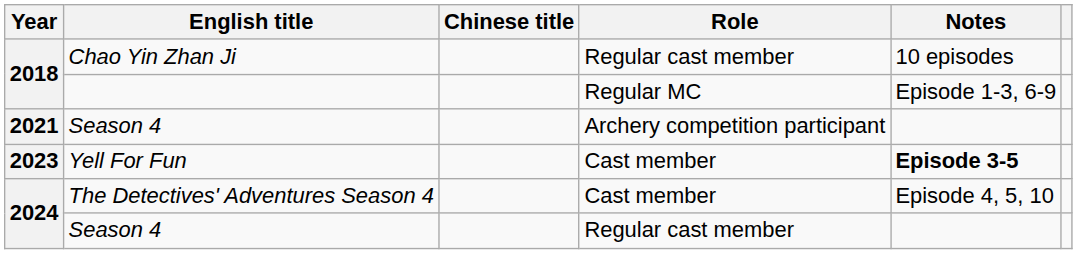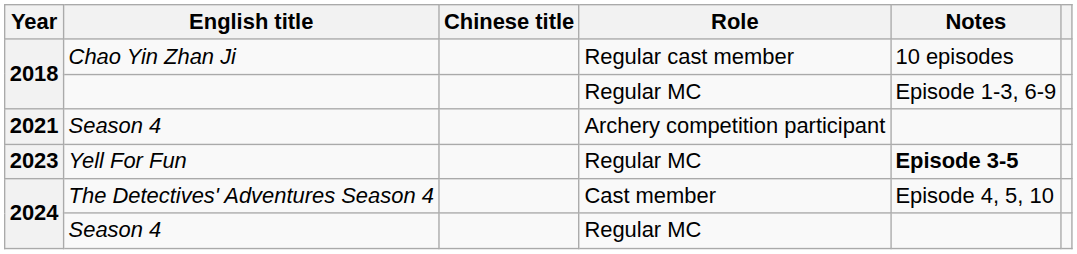(650, 160) Cast member -> (643, 160) Regular MC
(689, 230) Regular cast member -> (643, 230) Regular MC
